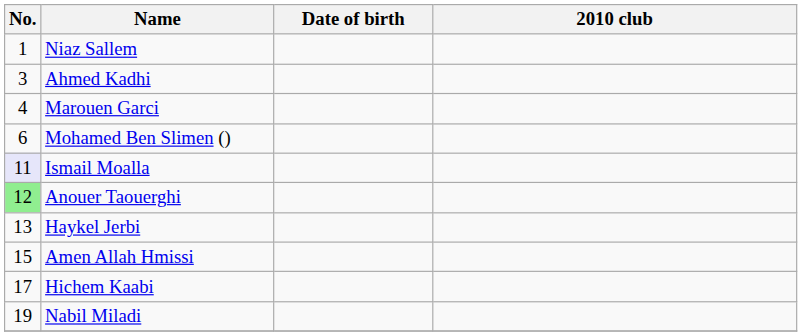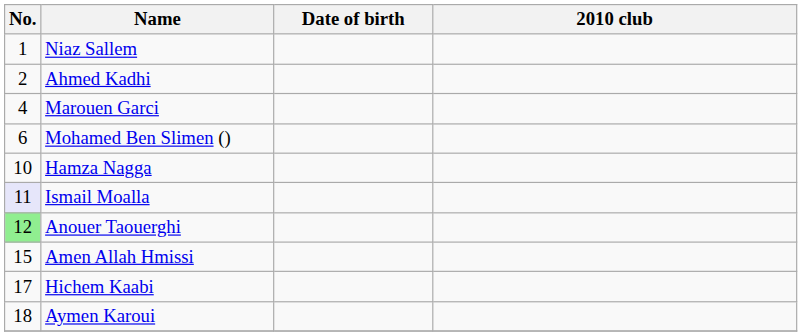(23, 78) 3 -> (23, 78) 2
+ row: (98, 167)
- row: (93, 227)
+ row: (100, 316)
- row: (93, 316)
